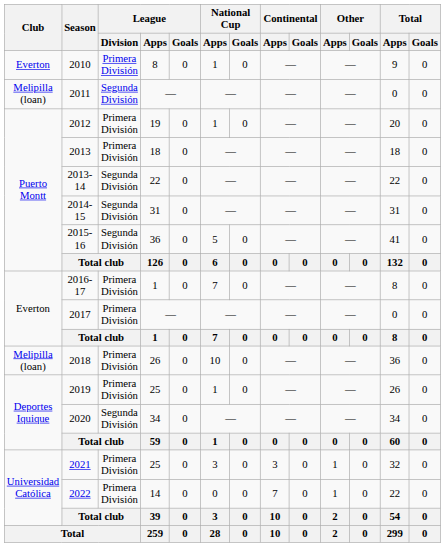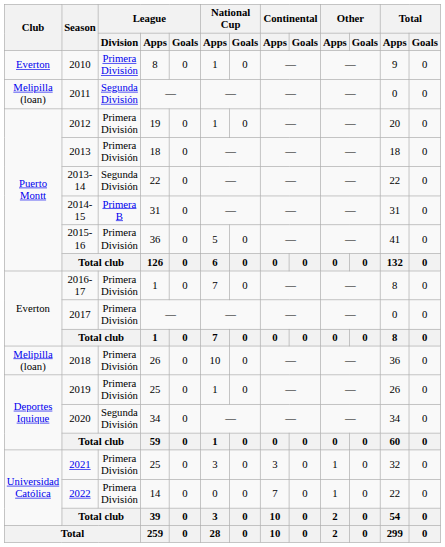(119, 210) Segunda División -> (119, 210) Primera B
(119, 239) Segunda División -> (119, 239) Primera División
